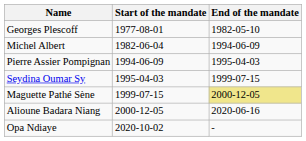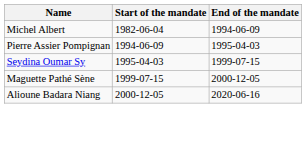- row: (42, 29)
(236, 95) khaki background -> (236, 78) no background
- row: (32, 128)
